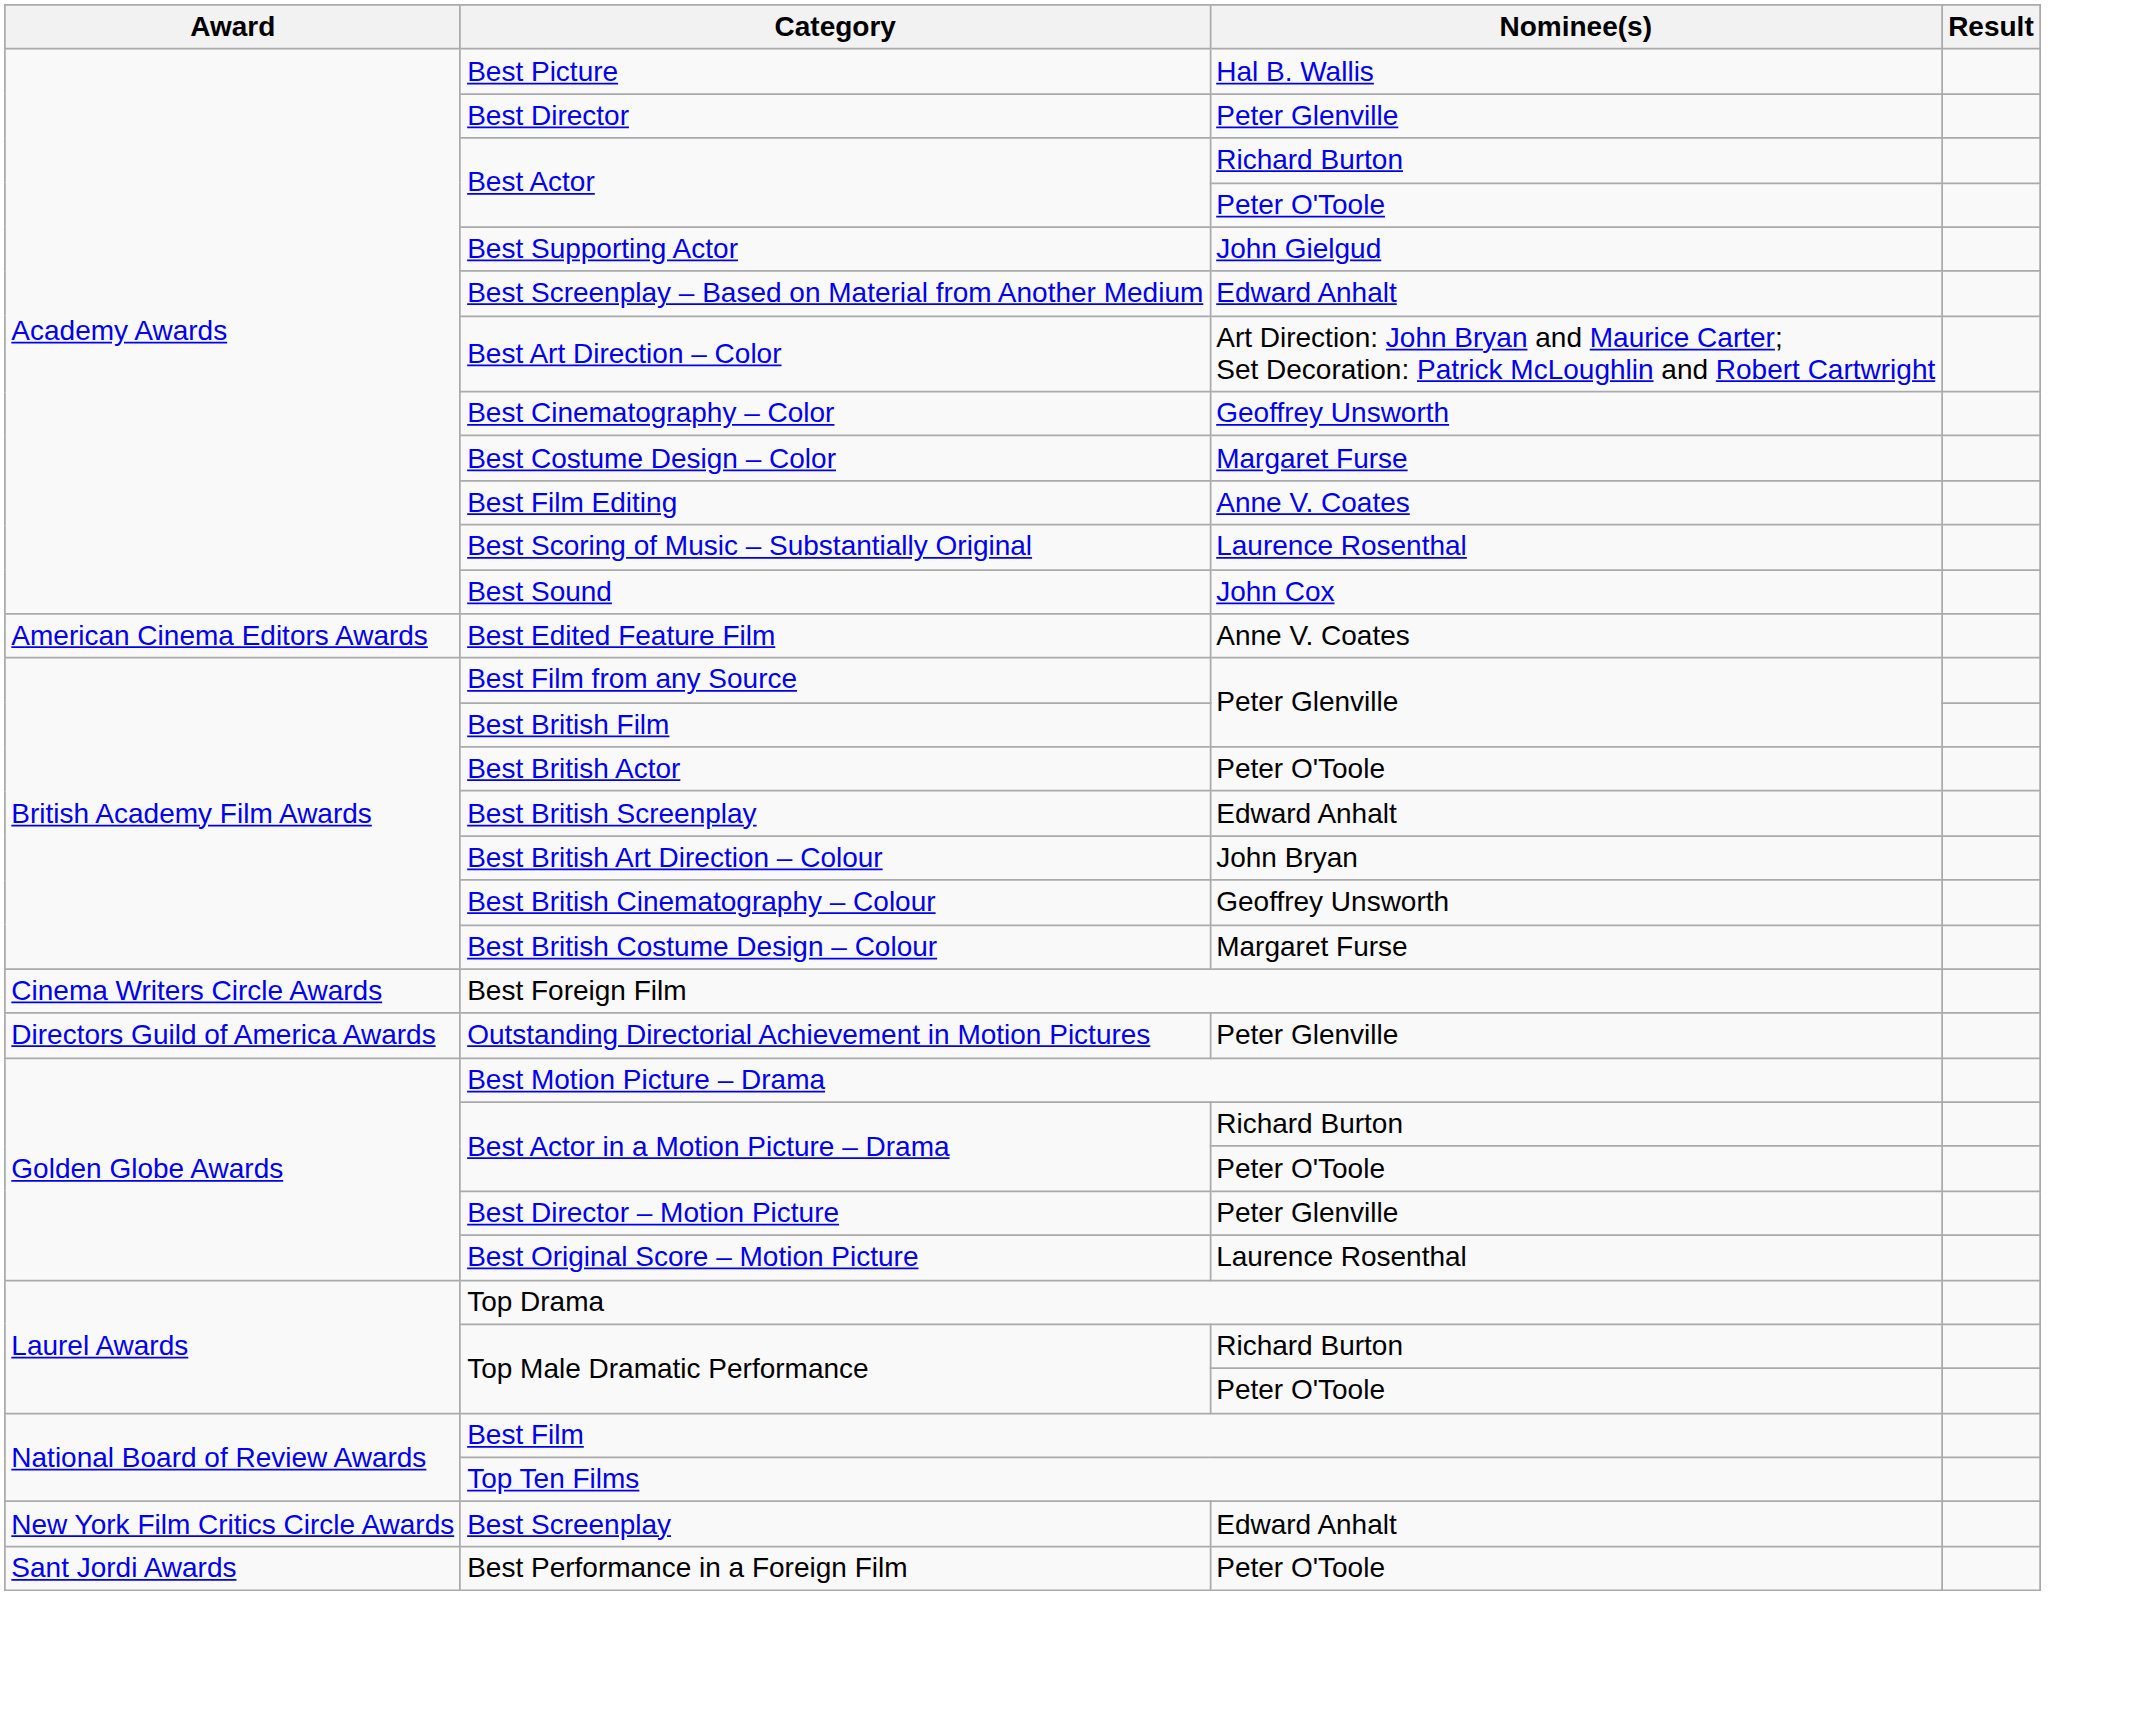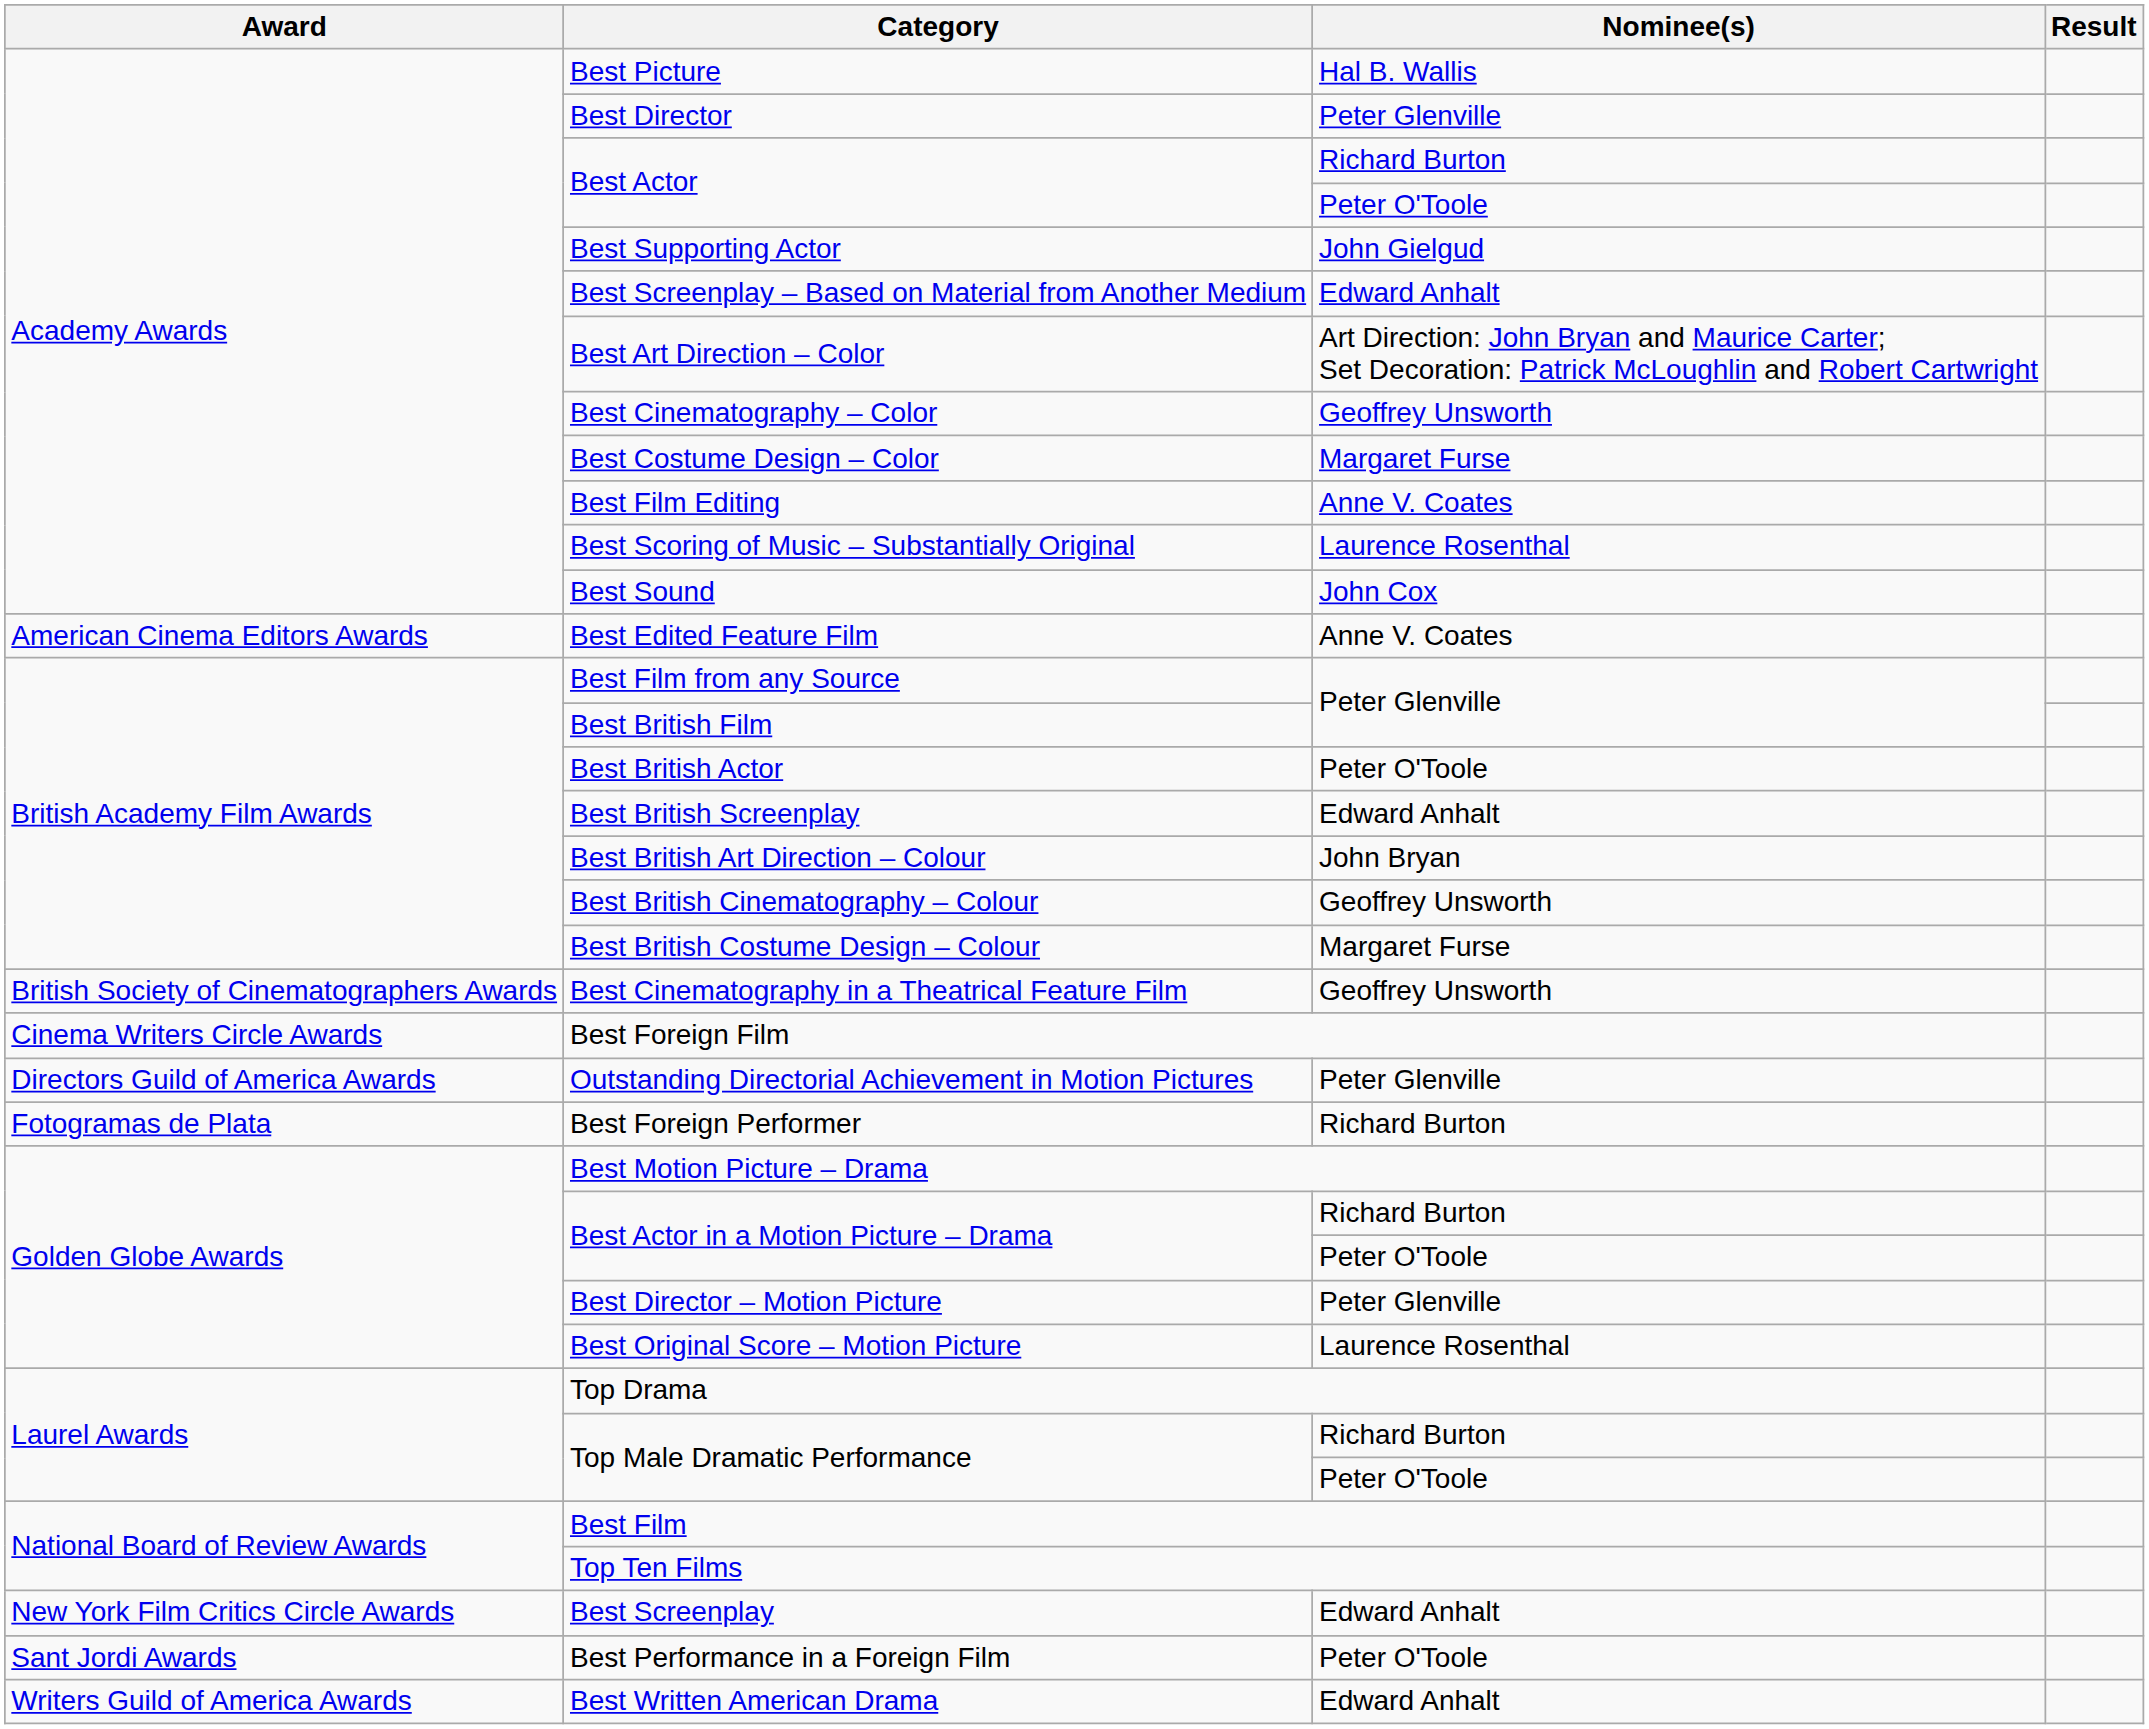+ row: (879, 990)
+ row: (715, 1123)
+ row: (754, 1701)
